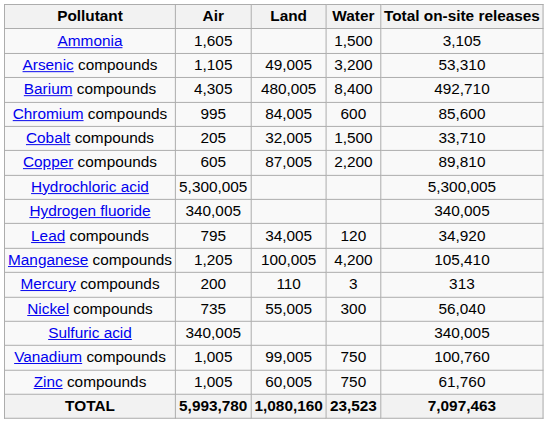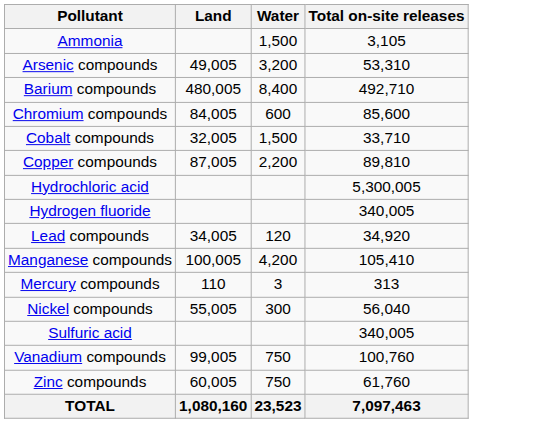- column: (213, 16)
